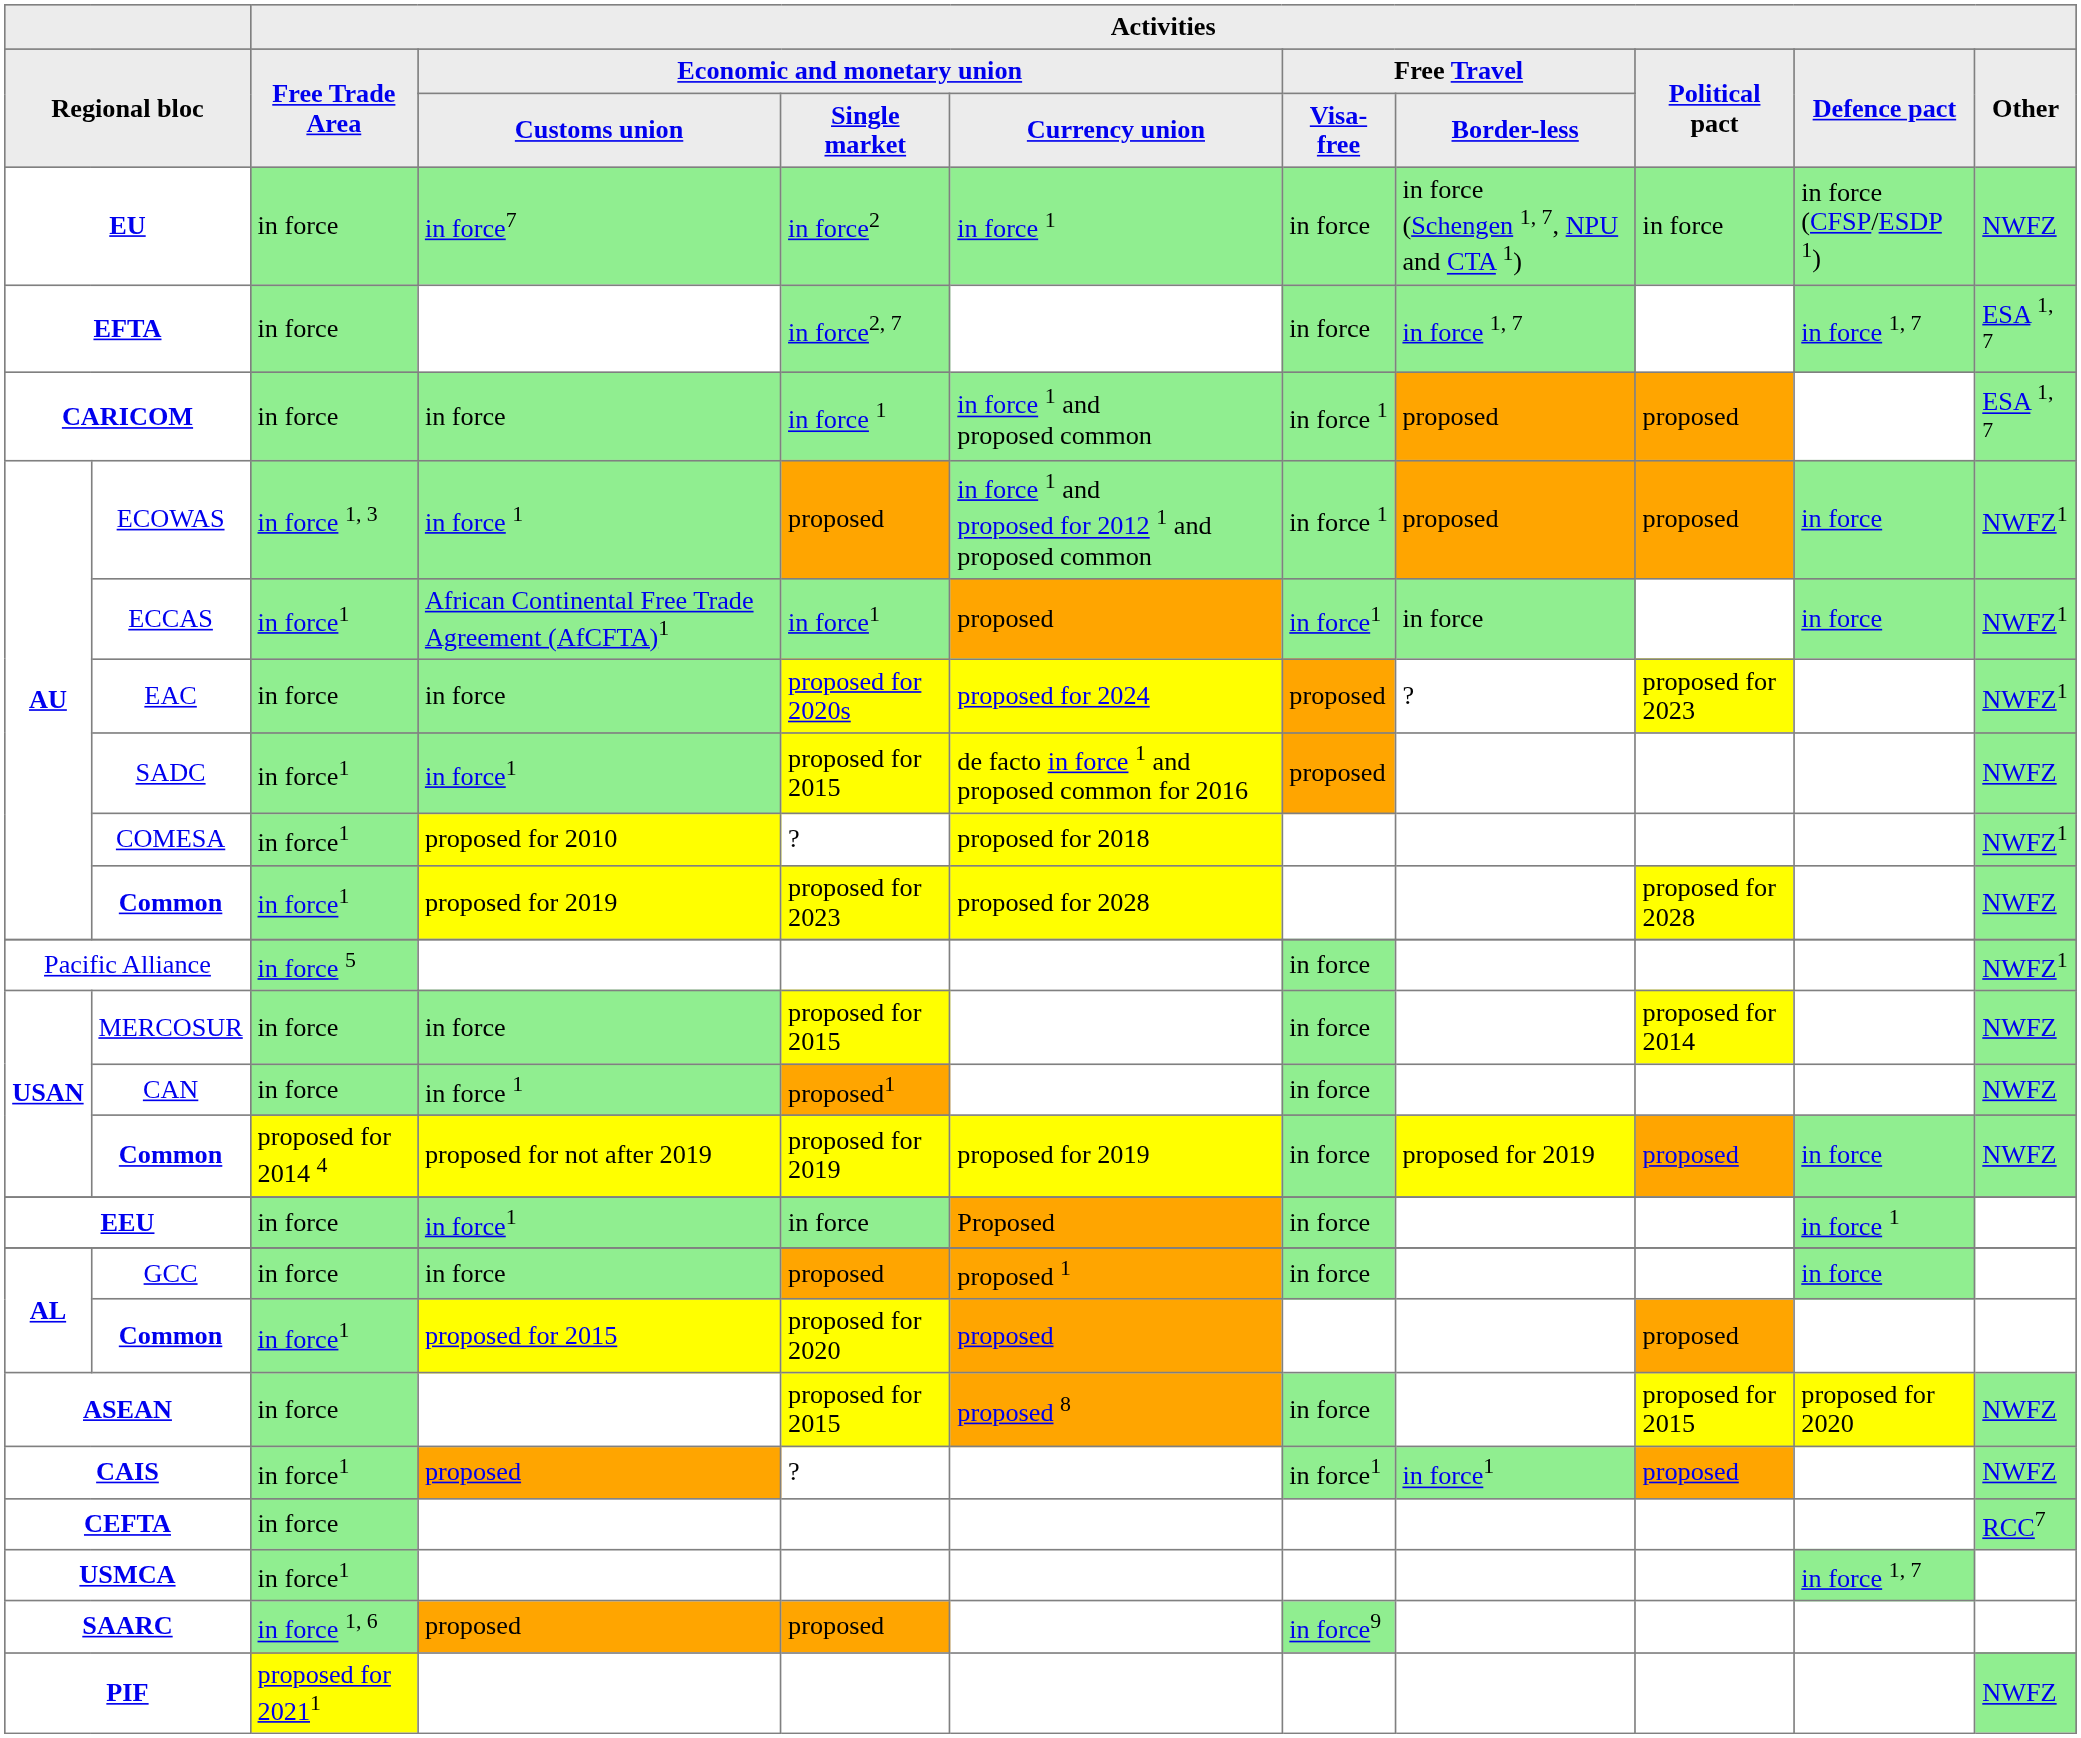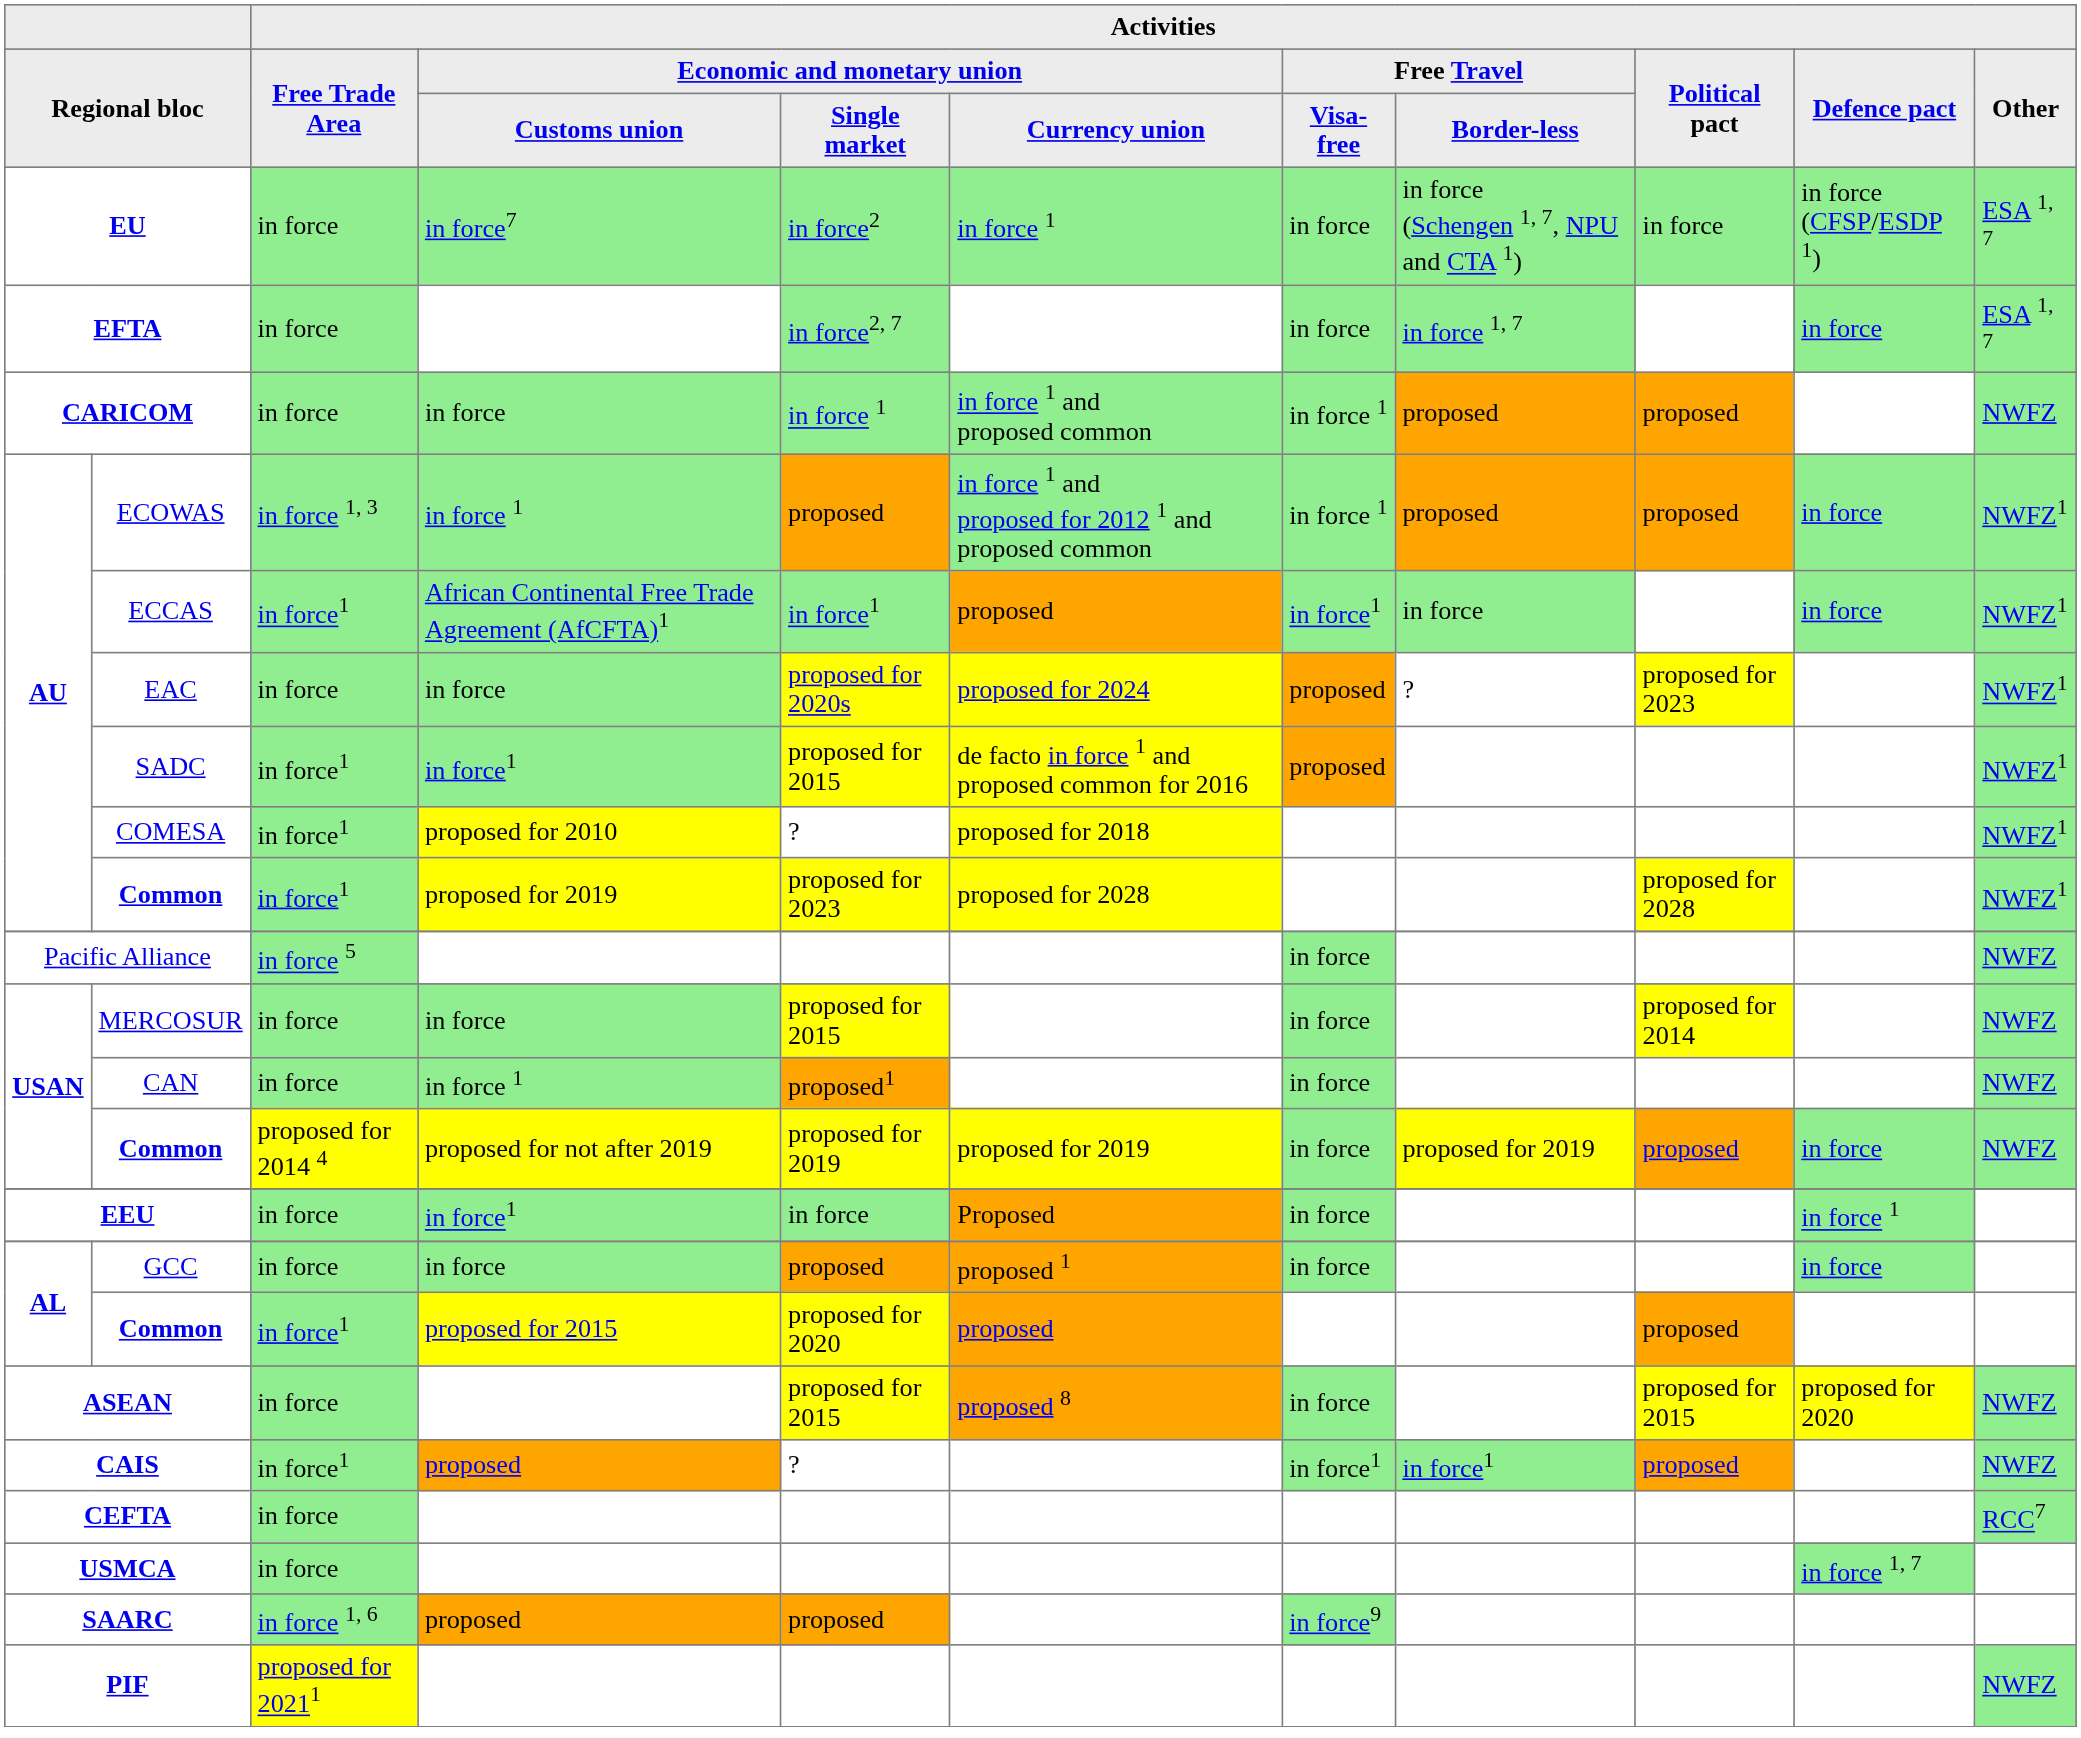(2019, 225) NWFZ -> (2018, 220) ESA 1, 7
(1861, 328) in force 1, 7 -> (1842, 328) in force
(2018, 411) ESA 1, 7 -> (2019, 412) NWFZ
(2019, 773) NWFZ -> (2025, 765) NWFZ1
(2019, 901) NWFZ -> (2025, 894) NWFZ1
(2025, 964) NWFZ1 -> (2019, 957) NWFZ
(303, 1574) in force1 -> (298, 1567) in force
